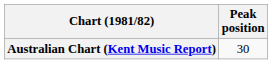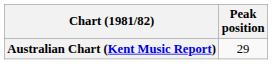(243, 48) 30 -> (243, 48) 29
